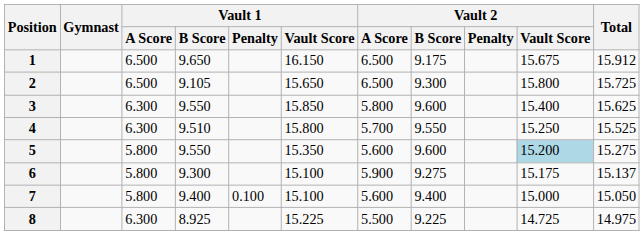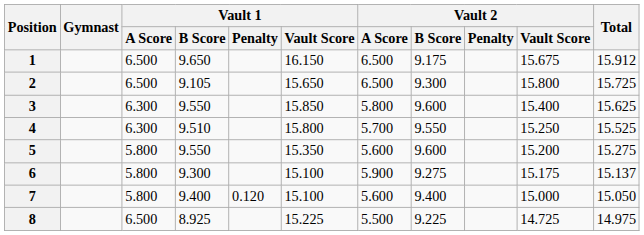(540, 151) lightblue background -> (540, 151) no background
(248, 196) 0.100 -> (248, 196) 0.120
(141, 219) 6.300 -> (141, 219) 6.500
